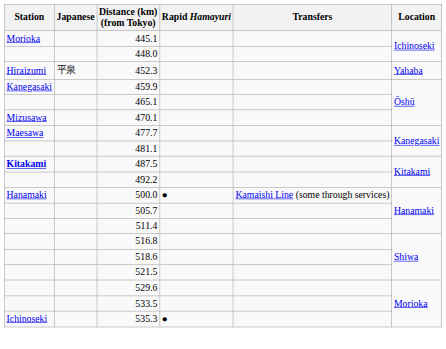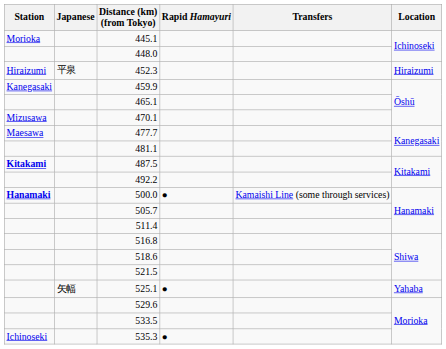(408, 70) Yahaba -> (414, 70) Hiraizumi
(27, 195) normal -> (29, 195) bold
+ row: (146, 289)
